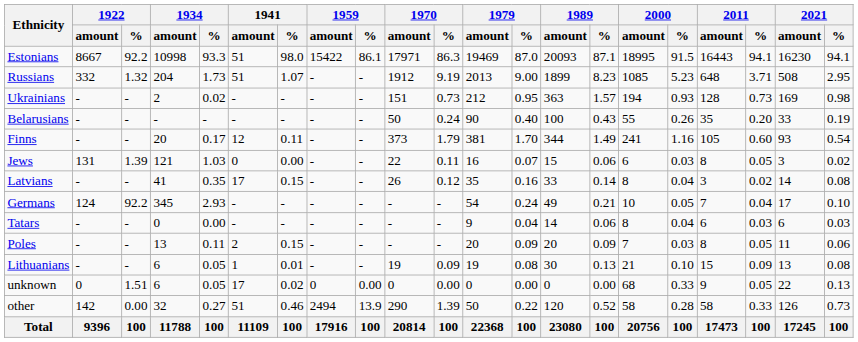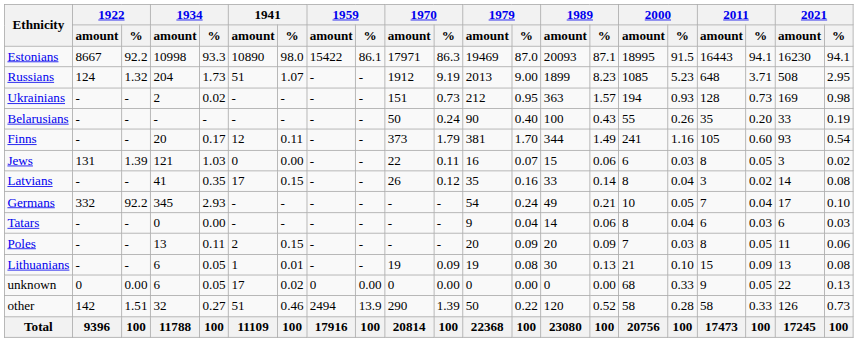(238, 56) 51 -> (248, 56) 10890
(85, 77) 332 -> (85, 77) 124
(85, 202) 124 -> (85, 202) 332
(136, 285) 1.51 -> (136, 285) 0.00
(136, 306) 0.00 -> (136, 306) 1.51
